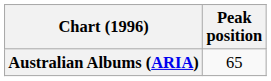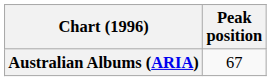(234, 62) 65 -> (234, 62) 67
